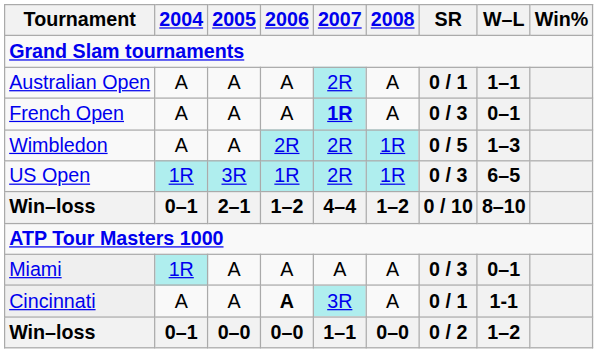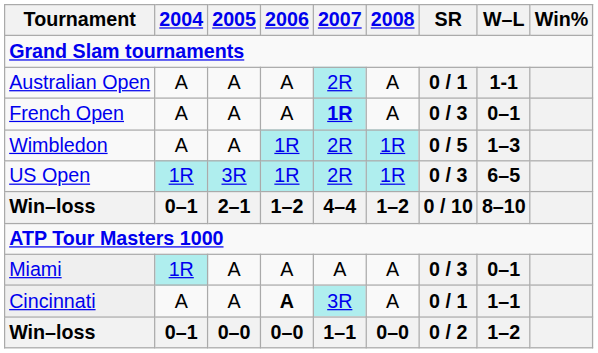(504, 82) 1–1 -> (504, 82) 1-1
(287, 144) 2R -> (287, 144) 1R
(504, 301) 1-1 -> (504, 301) 1–1
